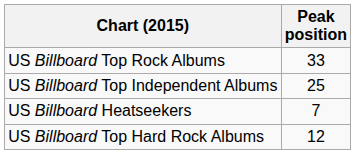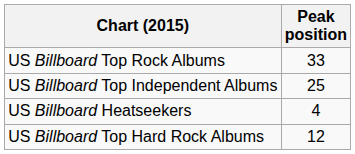(316, 111) 7 -> (316, 111) 4
